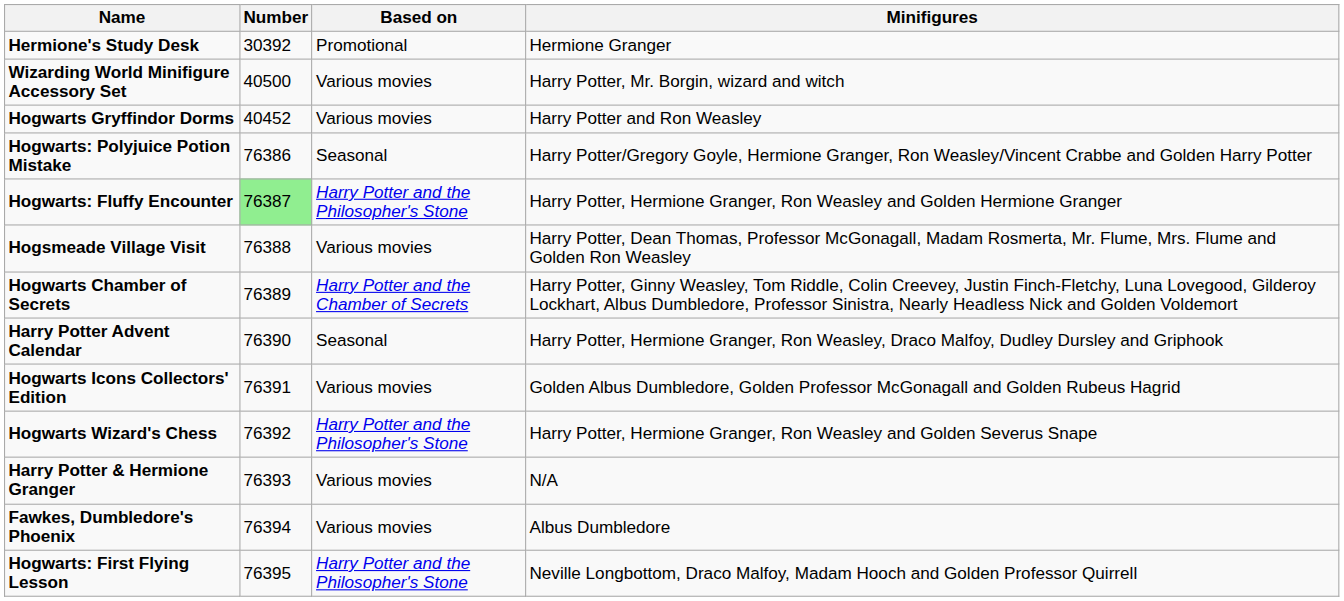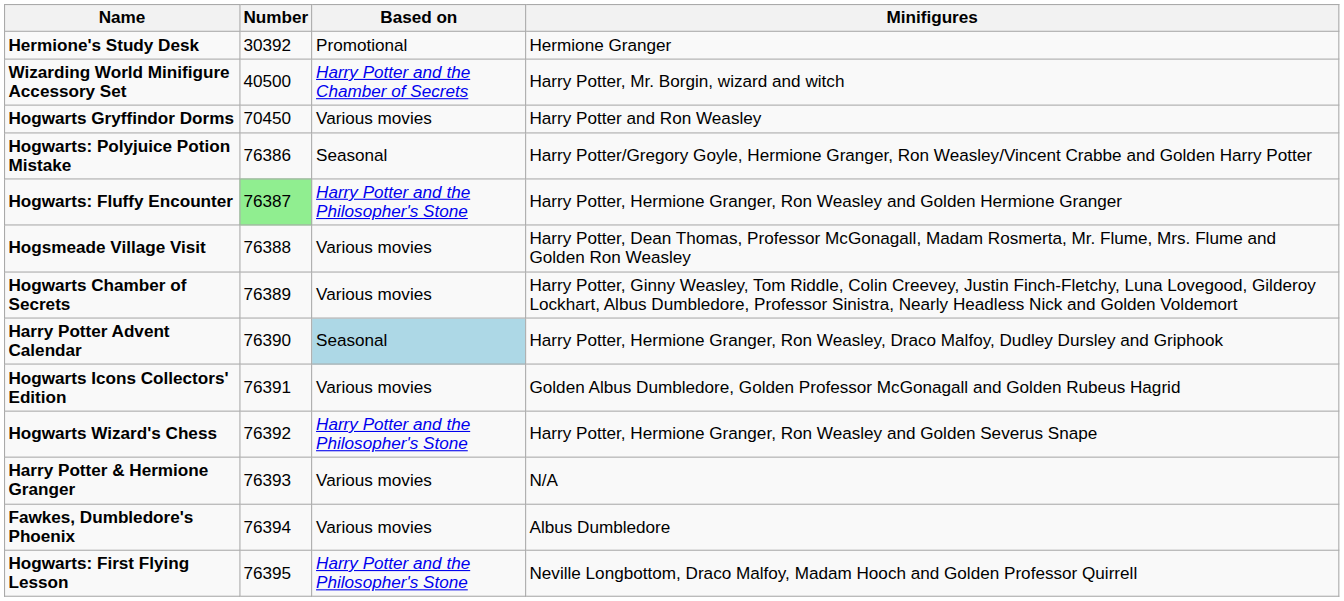(374, 82) Various movies -> (393, 82) Harry Potter and the Chamber of Secrets
(267, 118) 40452 -> (267, 118) 70450
(393, 294) Harry Potter and the Chamber of Secrets -> (374, 294) Various movies
(352, 341) no background -> (352, 341) lightblue background
